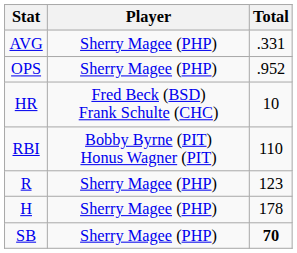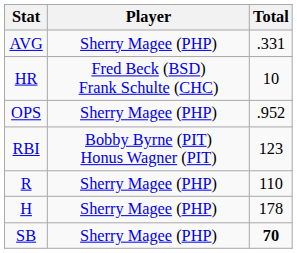rows swapped: (26, 69) <-> (26, 104)
(271, 148) 110 -> (271, 148) 123
(271, 183) 123 -> (271, 183) 110
